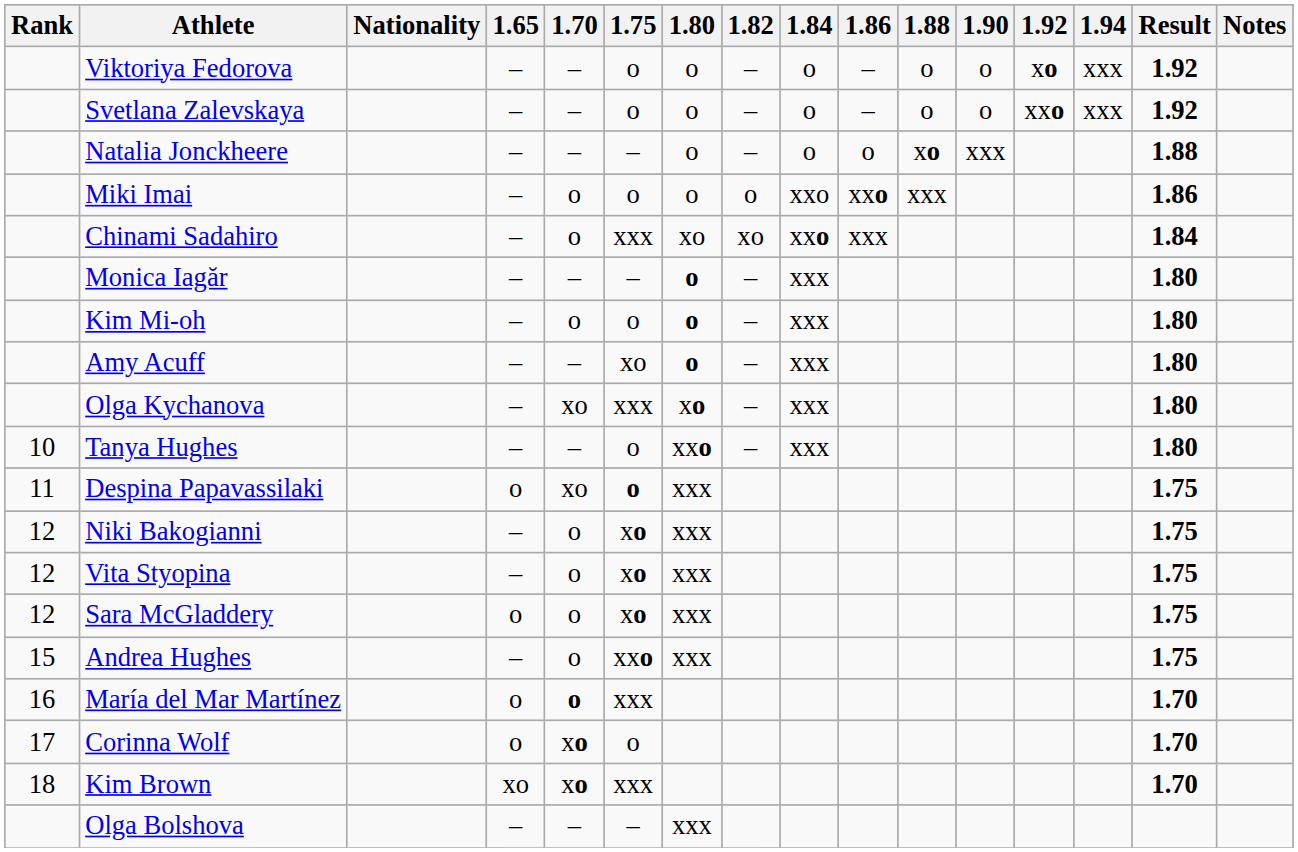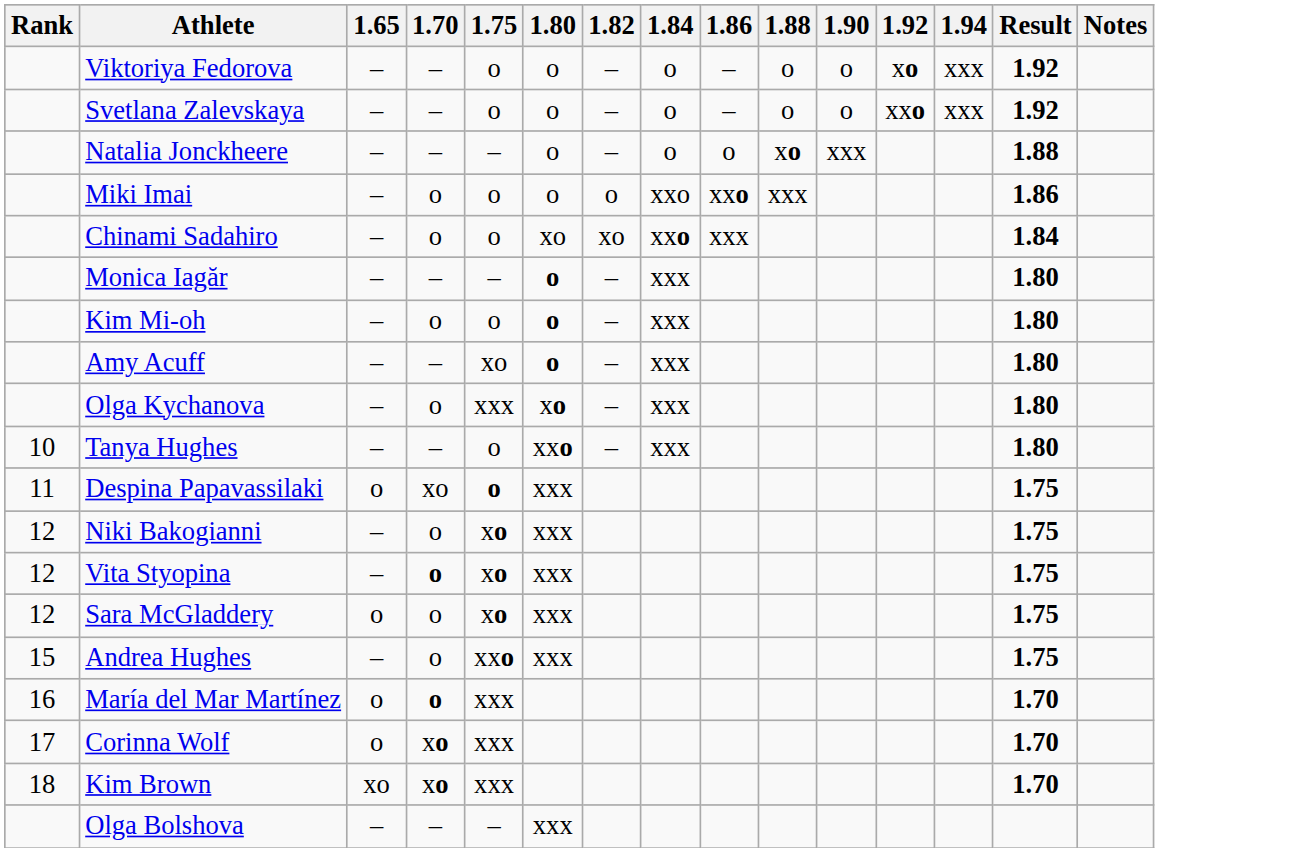- column: (417, 25)
(633, 236) xxx -> (494, 236) o
(574, 404) xo -> (435, 404) o
(574, 573) normal -> (435, 573) bold
(633, 741) o -> (494, 741) xxx
